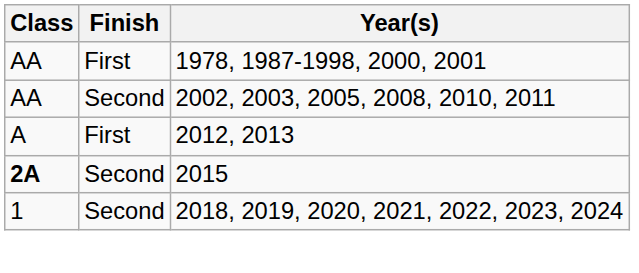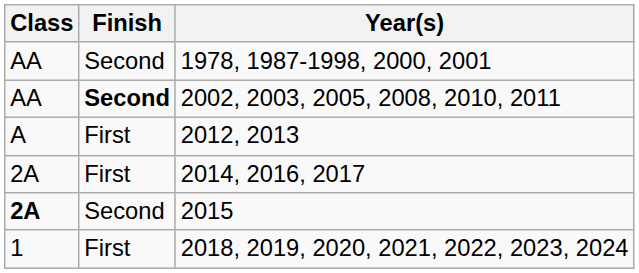(107, 60) First -> (124, 60) Second
(124, 98) normal -> (127, 98) bold
+ row: (273, 173)
(124, 211) Second -> (107, 248) First
